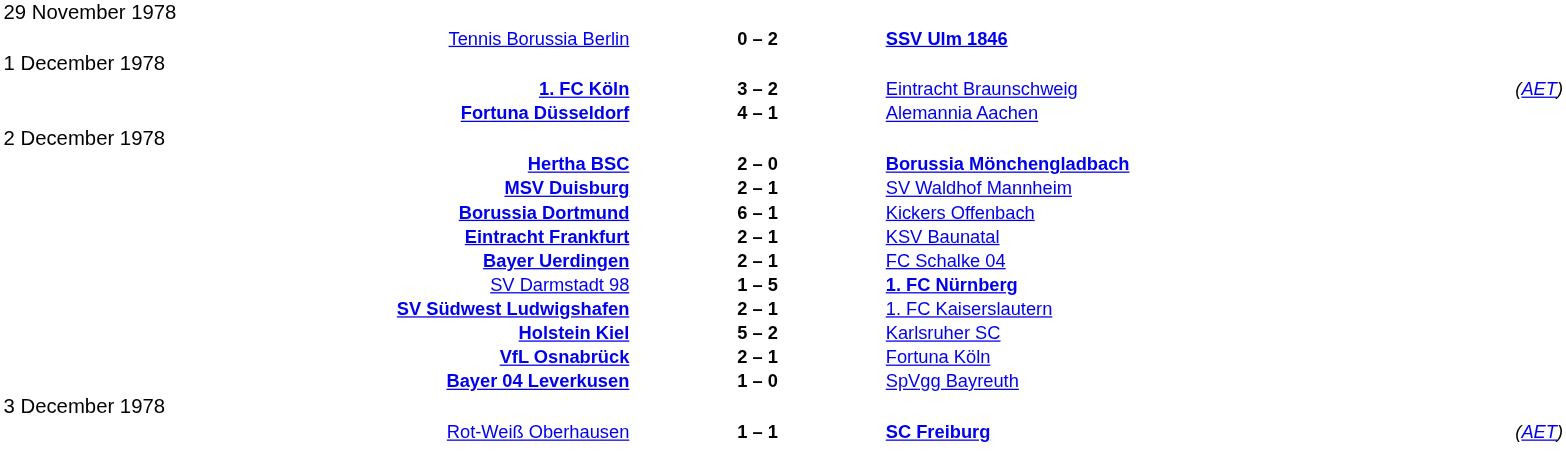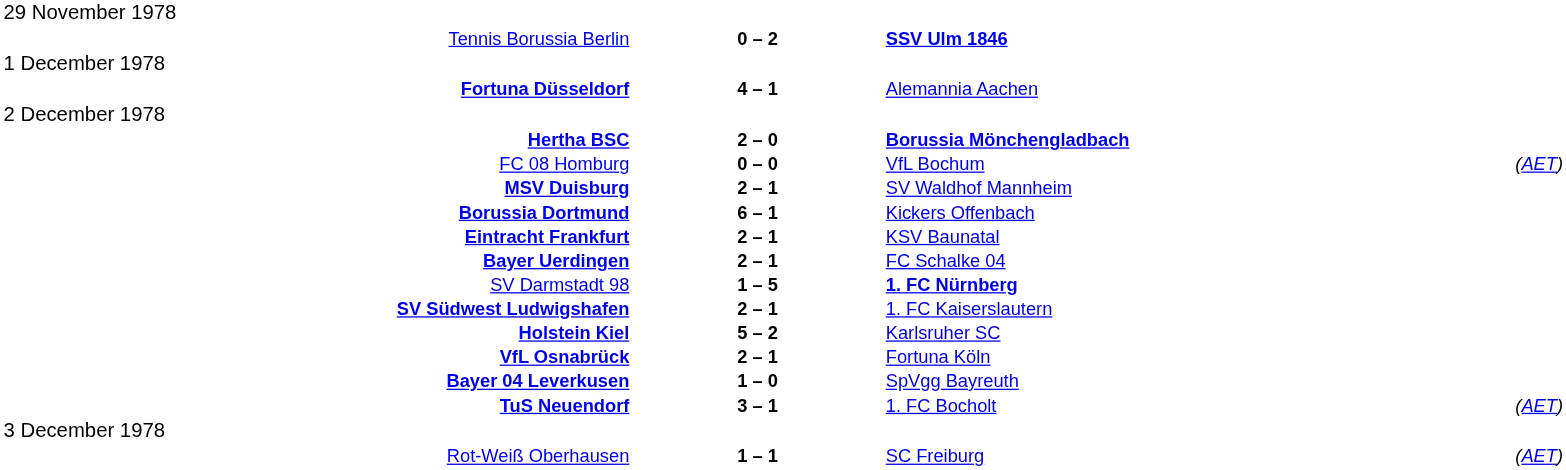- row: (584, 89)
+ row: (564, 164)
+ row: (565, 405)
(938, 432) bold -> (935, 456) normal
